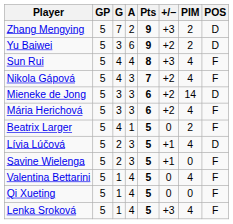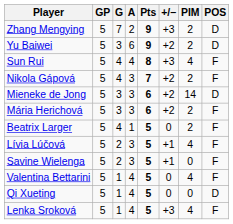(190, 78) 4 -> (190, 78) 2
(190, 111) 4 -> (190, 111) 2
(215, 144) D -> (215, 144) F
(215, 194) F -> (215, 194) D
